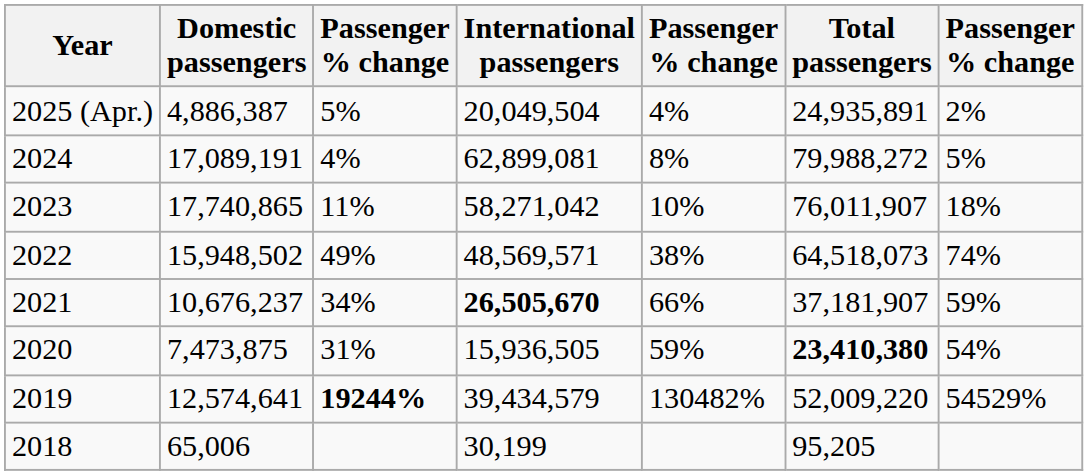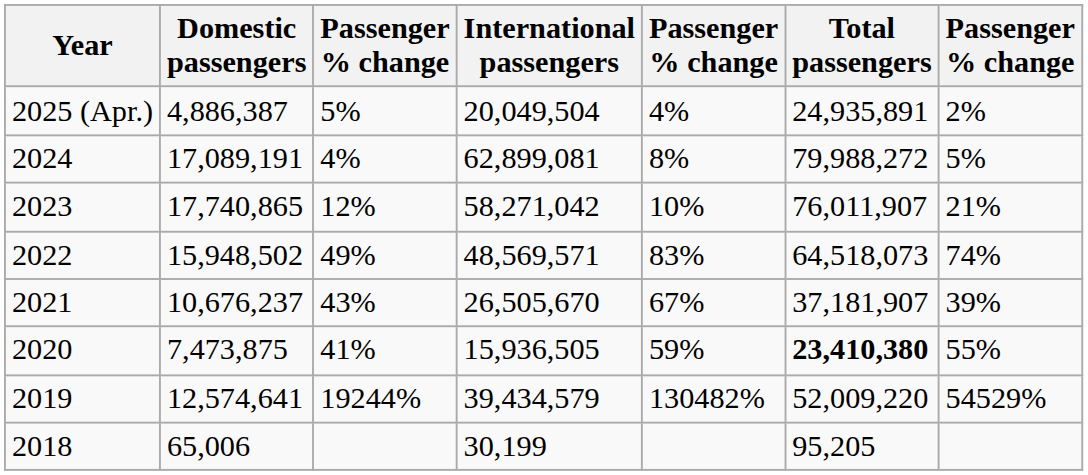(347, 206) 11% -> (348, 206) 12%
(973, 206) 18% -> (973, 206) 21%
(677, 254) 38% -> (677, 254) 83%
(348, 302) 34% -> (348, 302) 43%
(532, 302) bold -> (532, 302) normal
(677, 302) 66% -> (677, 302) 67%
(973, 302) 59% -> (973, 302) 39%
(348, 350) 31% -> (348, 350) 41%
(973, 350) 54% -> (973, 350) 55%
(373, 398) bold -> (371, 398) normal
